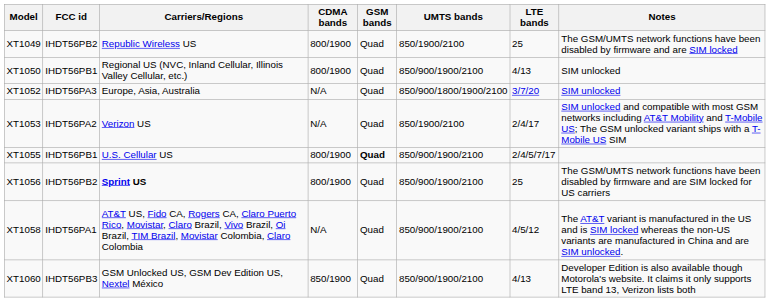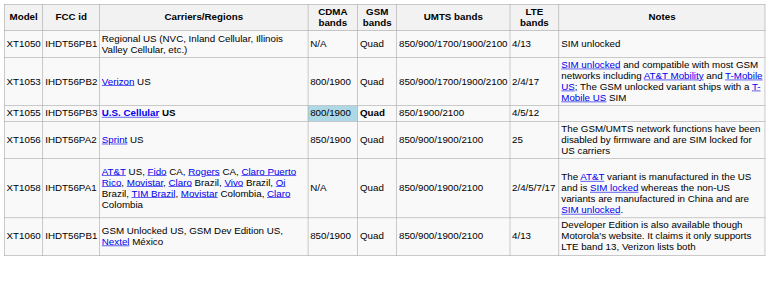- row: (24, 44)
(331, 70) 800/1900 -> (318, 44) N/A
(441, 70) 850/900/1900/2100 -> (453, 44) 850/900/1700/1900/2100
- row: (24, 91)
(71, 123) IHDT56PA2 -> (71, 81) IHDT56PB2
(318, 123) N/A -> (331, 81) 800/1900
(432, 123) 850/1900/2100 -> (453, 81) 850/900/1700/1900/2100
(71, 155) IHDT56PB1 -> (71, 113) IHDT56PB3
(137, 155) normal -> (139, 113) bold
(331, 155) no background -> (331, 113) lightblue background
(441, 155) 850/900/1900/2100 -> (432, 113) 850/1900/2100
(534, 155) 2/4/5/7/17 -> (526, 113) 4/5/12
(71, 181) IHDT56PB2 -> (71, 140) IHDT56PA2
(124, 181) bold -> (123, 140) normal
(331, 181) 800/1900 -> (331, 140) 850/1900
(526, 230) 4/5/12 -> (534, 188) 2/4/5/7/17
(71, 278) IHDT56PB3 -> (71, 236) IHDT56PB1
